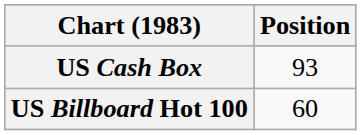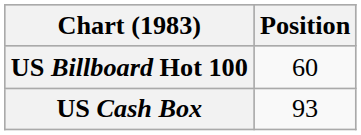rows swapped: (129, 108) <-> (129, 66)
